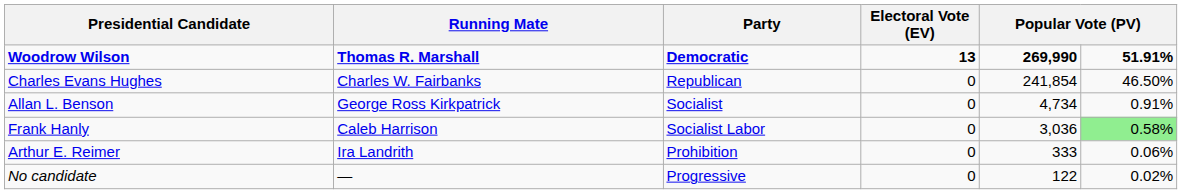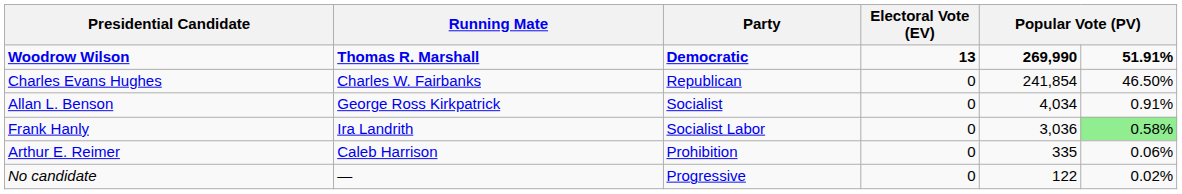(1058, 104) 4,734 -> (1058, 104) 4,034
(387, 128) Caleb Harrison -> (375, 128) Ira Landrith
(375, 152) Ira Landrith -> (387, 152) Caleb Harrison
(1065, 152) 333 -> (1065, 152) 335
